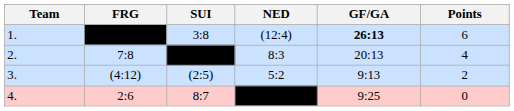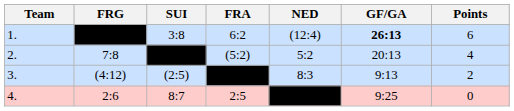+ column: (238, 14)
(276, 55) 8:3 -> (305, 55) 5:2
(276, 75) 5:2 -> (305, 75) 8:3
